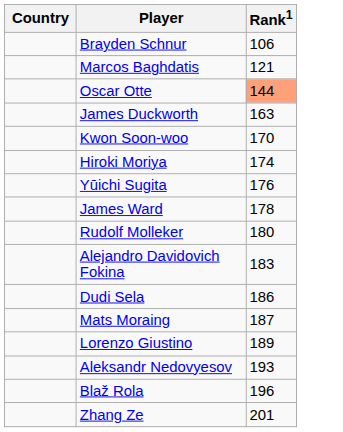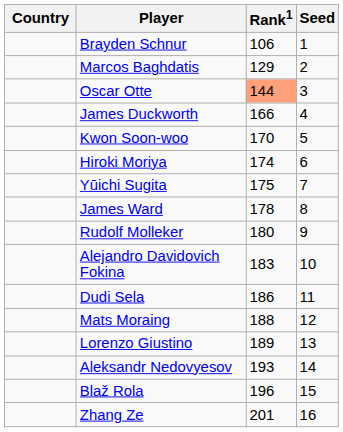+ column: (317, 18)
(262, 67) 121 -> (262, 67) 129
(262, 114) 163 -> (262, 114) 166
(262, 185) 176 -> (262, 185) 175
(262, 320) 187 -> (262, 320) 188
